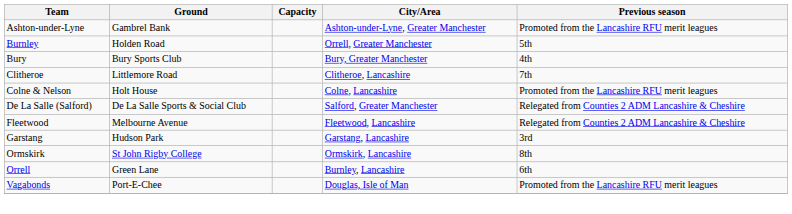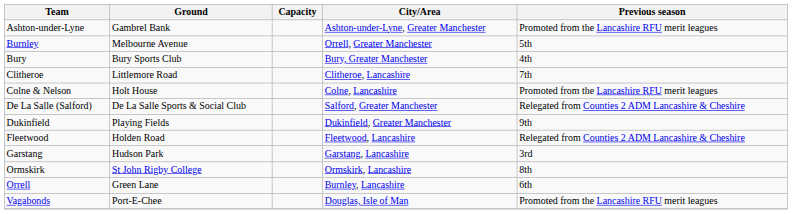(138, 43) Holden Road -> (150, 43) Melbourne Avenue
+ row: (28, 122)
(150, 122) Melbourne Avenue -> (138, 138) Holden Road
